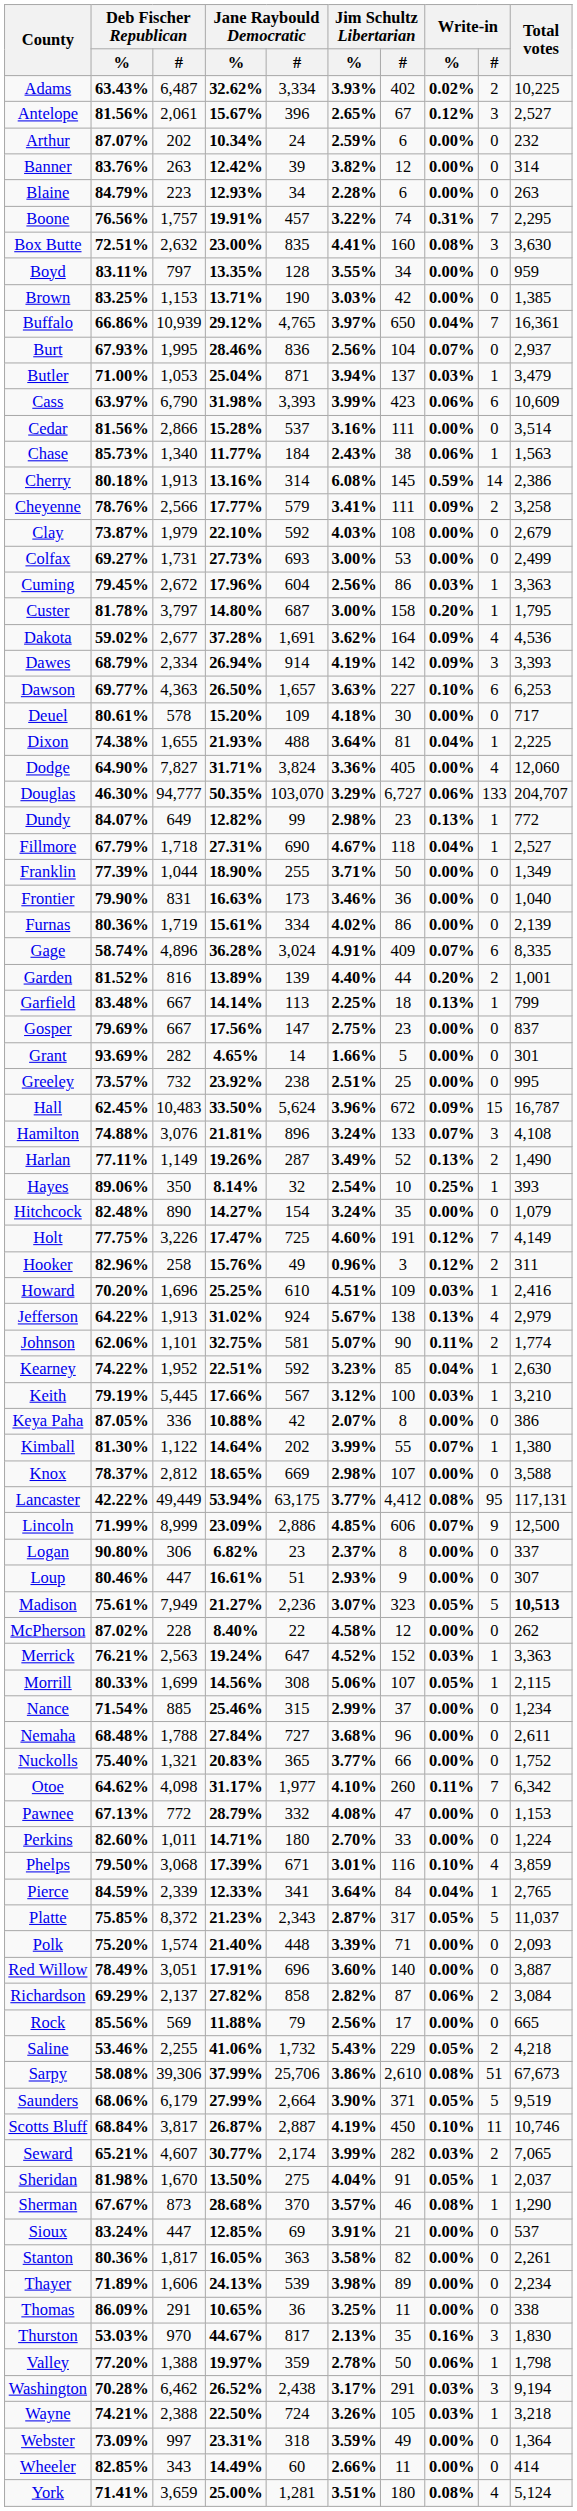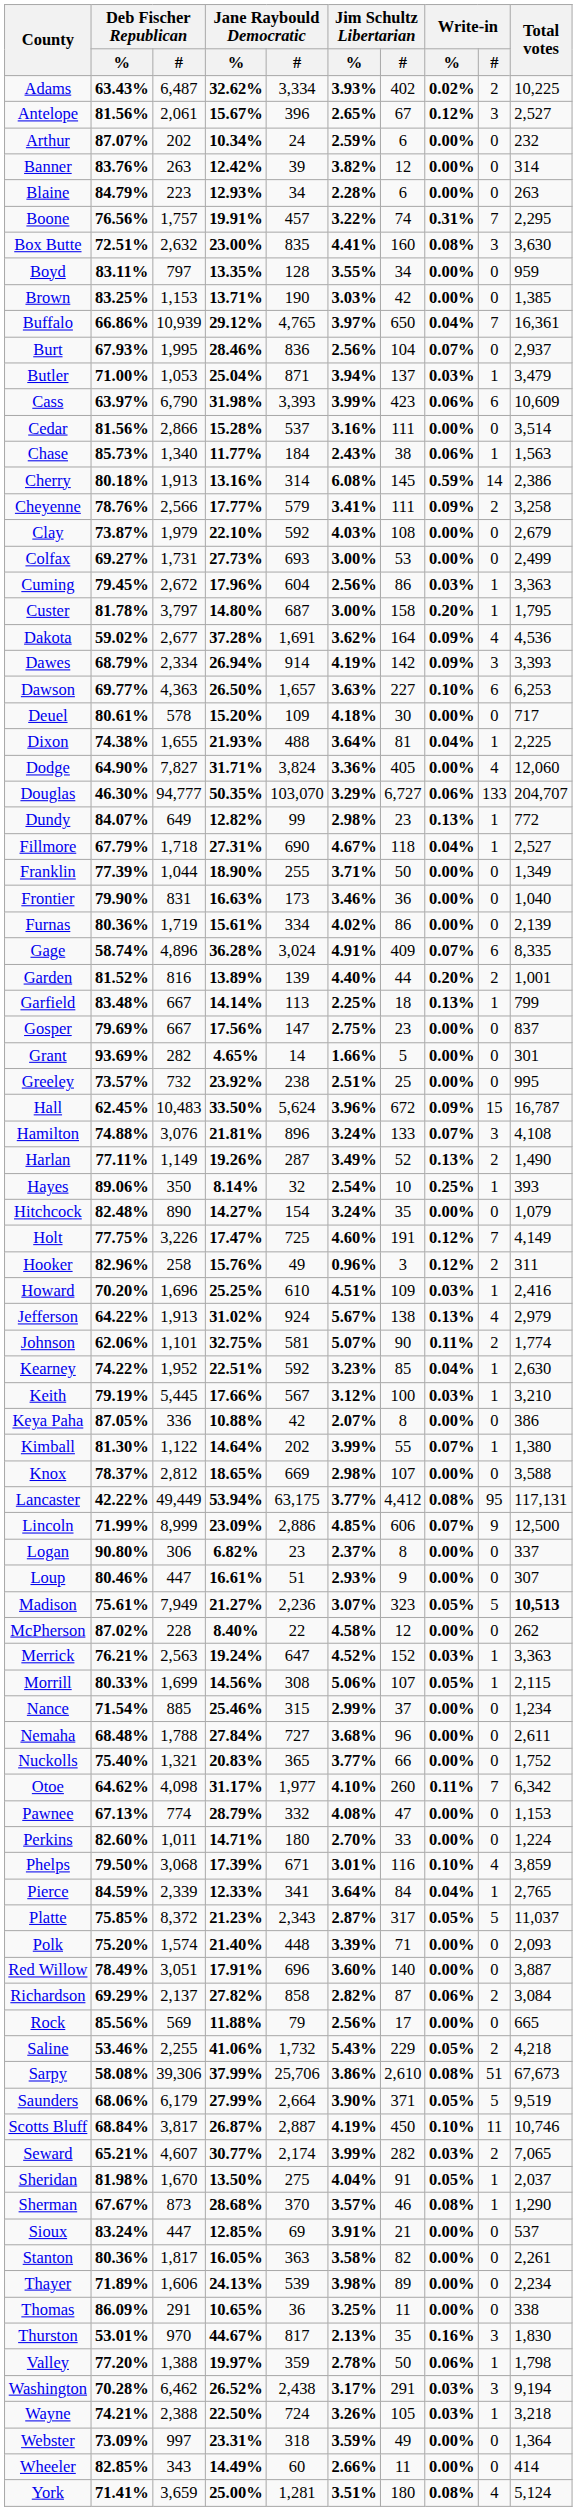(179, 1813) 772 -> (179, 1813) 774
(122, 2336) 53.03% -> (122, 2336) 53.01%
